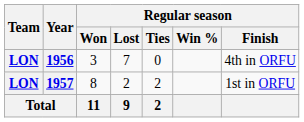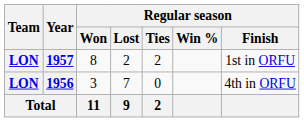rows swapped: (60, 61) <-> (60, 83)
